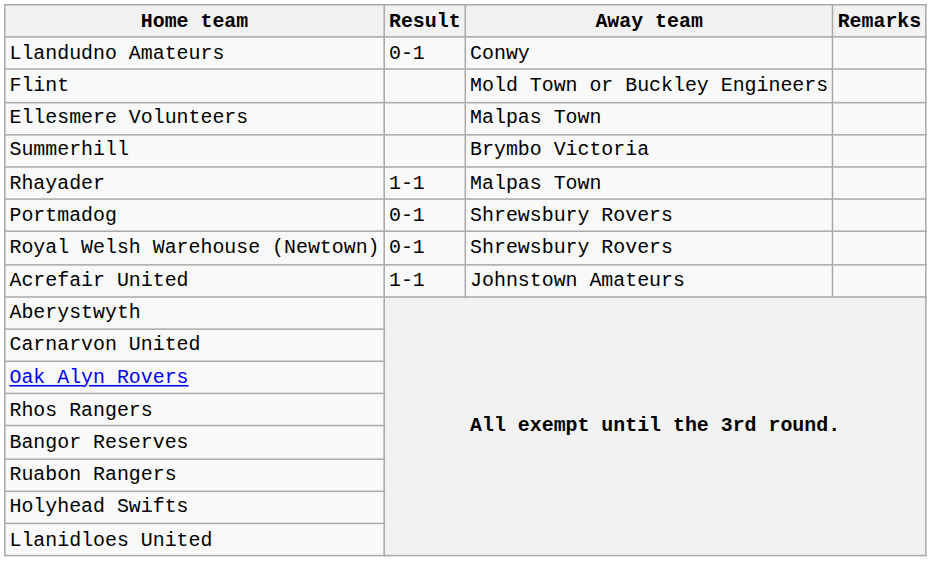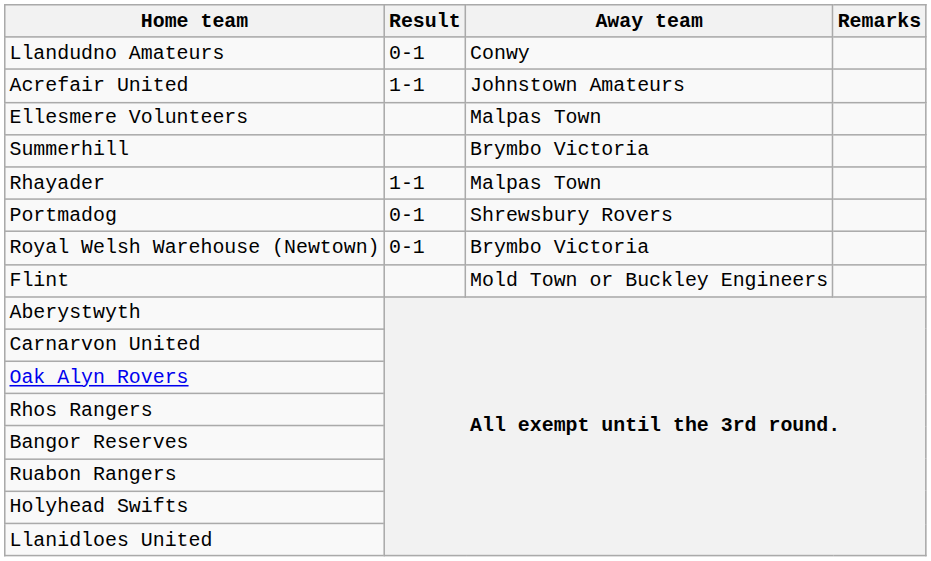rows swapped: (39, 86) <-> (99, 280)
(572, 248) Shrewsbury Rovers -> (560, 248) Brymbo Victoria
